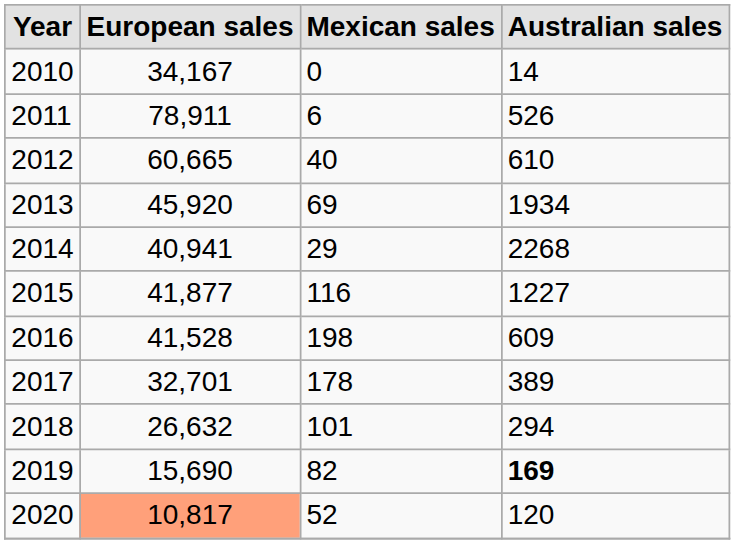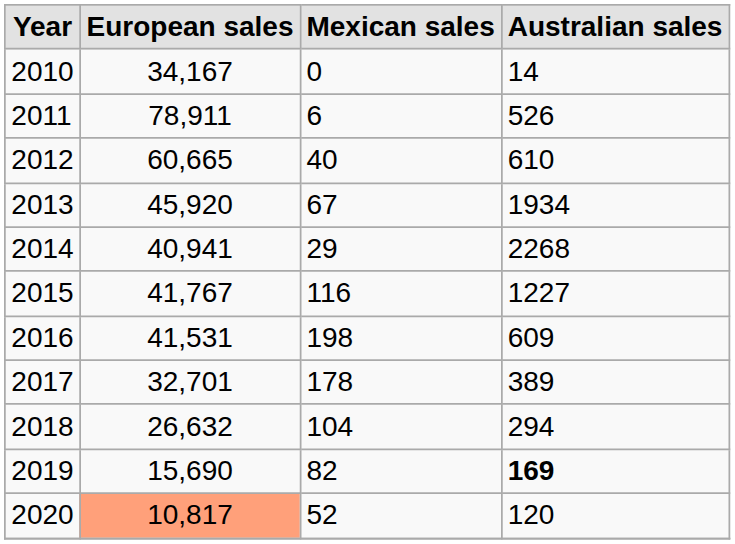(322, 204) 69 -> (322, 204) 67
(190, 293) 41,877 -> (190, 293) 41,767
(190, 337) 41,528 -> (190, 337) 41,531
(330, 426) 101 -> (330, 426) 104
